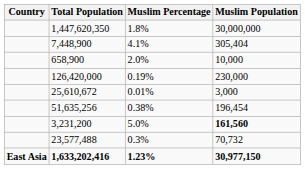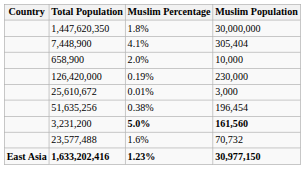(138, 124) normal -> (139, 124) bold
(138, 140) 0.3% -> (138, 140) 1.6%
